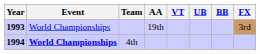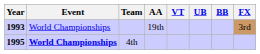(16, 42) 1994 -> (16, 42) 1995
